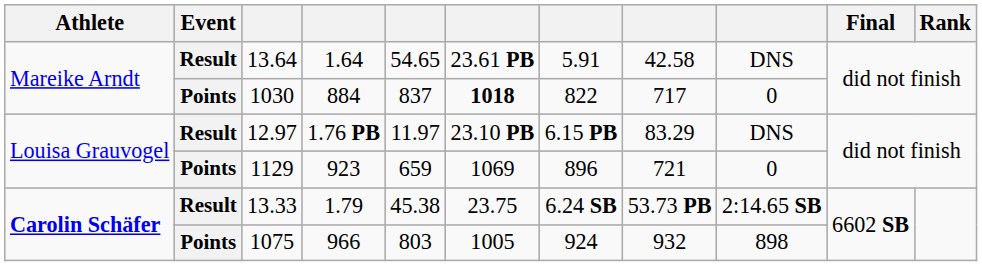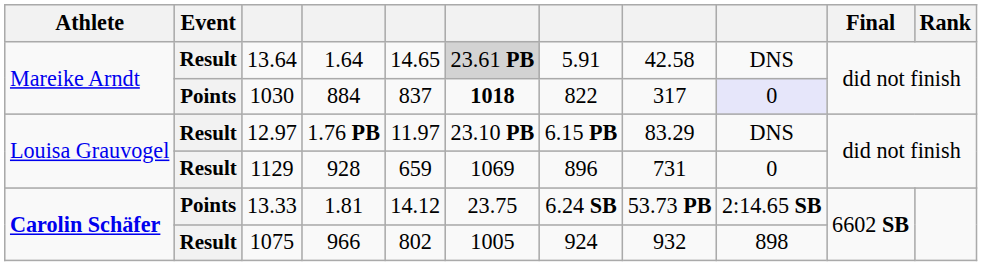(415, 59) 54.65 -> (415, 59) 14.65
(492, 59) no background -> (492, 59) lightgrey background
(670, 96) 717 -> (670, 96) 317
(772, 96) no background -> (772, 96) lavender background
(208, 169) Points -> (208, 169) Result
(344, 169) 923 -> (344, 169) 928
(670, 169) 721 -> (670, 169) 731
(208, 206) Result -> (208, 206) Points
(344, 206) 1.79 -> (344, 206) 1.81
(415, 206) 45.38 -> (415, 206) 14.12
(208, 242) Points -> (208, 242) Result
(415, 242) 803 -> (415, 242) 802
